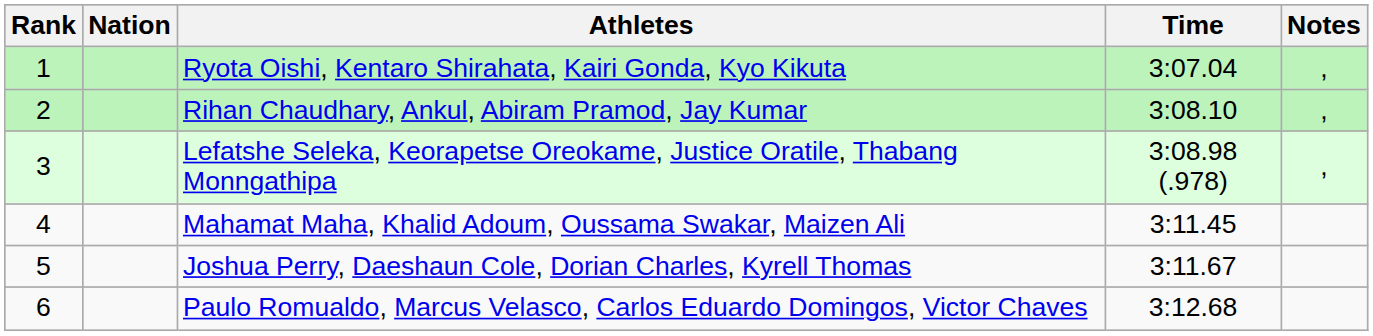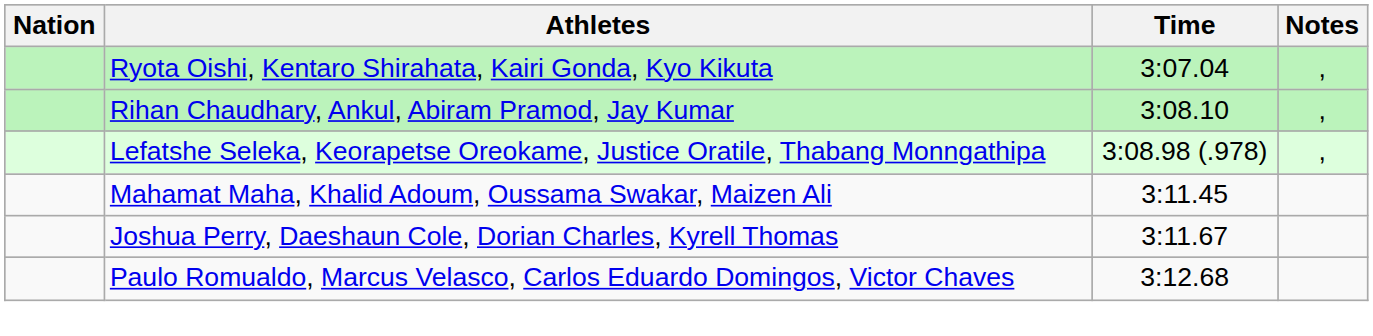- column: (43, 25)
